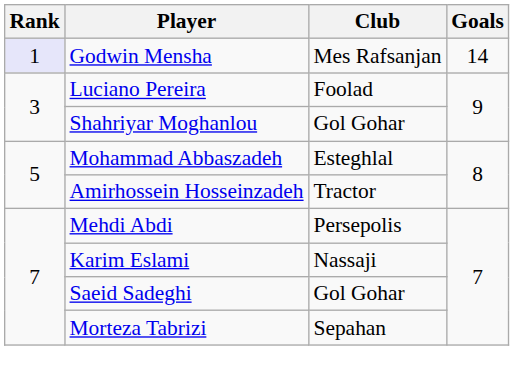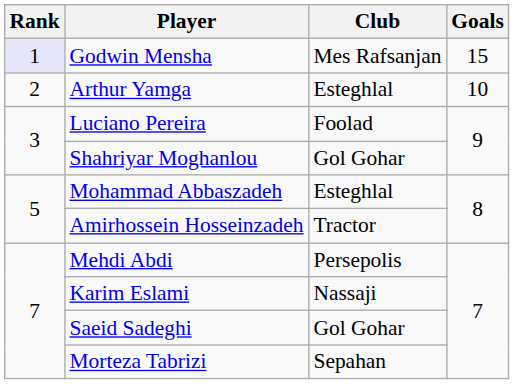(478, 55) 14 -> (478, 55) 15
+ row: (130, 89)
